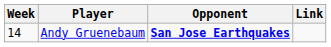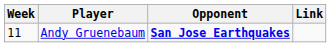(14, 33) 14 -> (14, 33) 11
